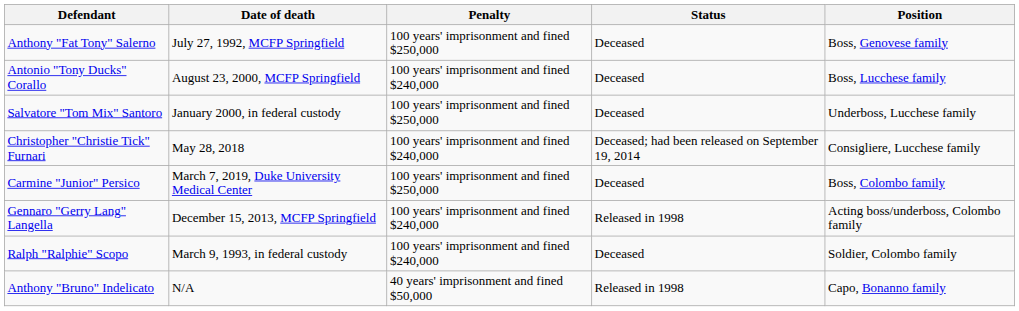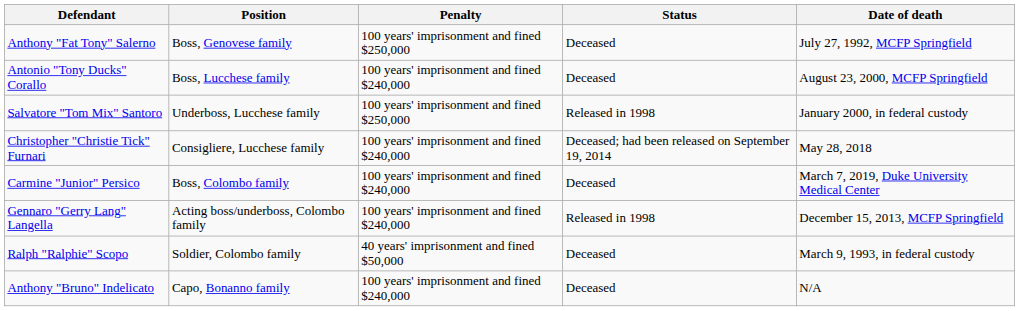columns swapped: (920, 14) <-> (278, 14)
(619, 112) Deceased -> (610, 112) Released in 1998
(480, 183) 100 years' imprisonment and fined $250,000 -> (451, 183) 100 years' imprisonment and fined $240,000
(480, 253) 100 years' imprisonment and fined $240,000 -> (448, 253) 40 years' imprisonment and fined $50,000
(477, 288) 40 years' imprisonment and fined $50,000 -> (451, 288) 100 years' imprisonment and fined $240,000
(639, 288) Released in 1998 -> (591, 288) Deceased
